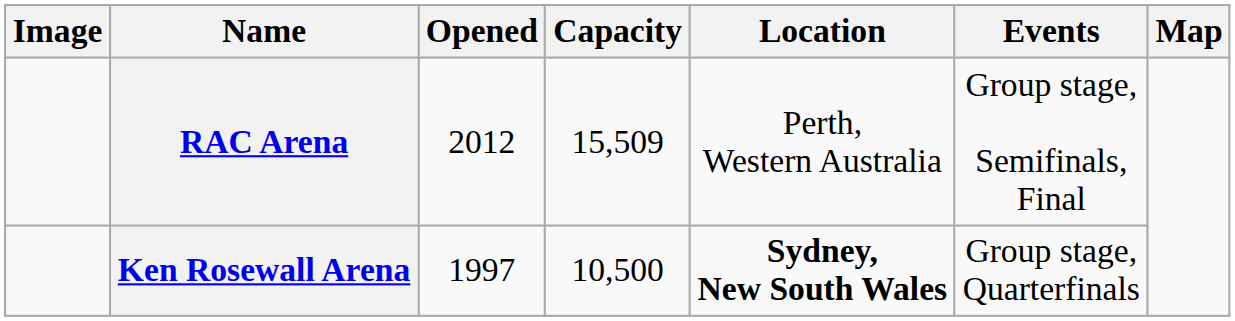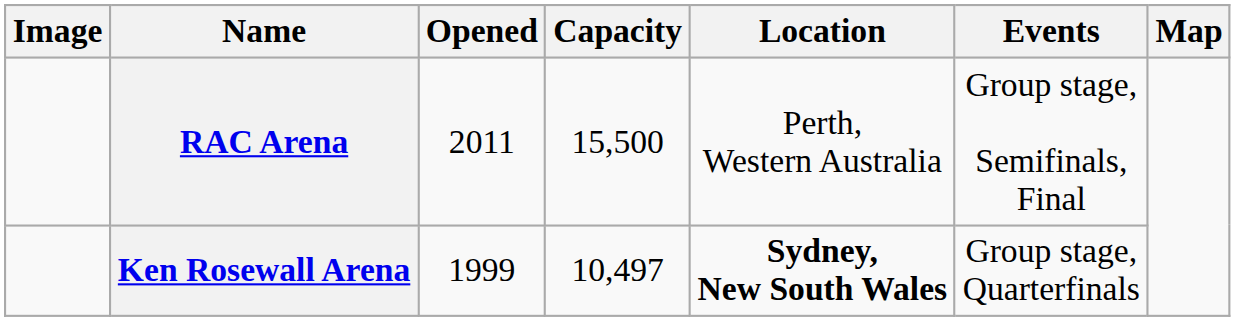(482, 141) 2012 -> (482, 141) 2011
(618, 141) 15,509 -> (618, 141) 15,500
(482, 270) 1997 -> (482, 270) 1999
(618, 270) 10,500 -> (618, 270) 10,497
